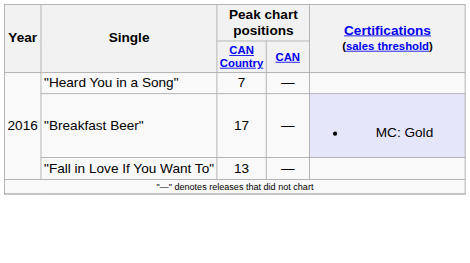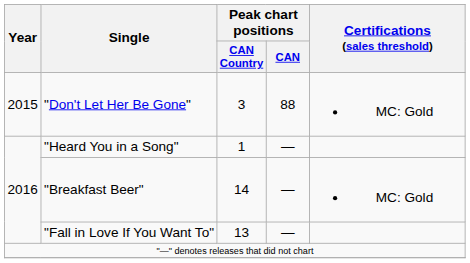+ row: (118, 104)
(242, 83) 7 -> (242, 147) 1
(242, 125) 17 -> (242, 189) 14
(387, 133) lavender background -> (387, 197) no background
